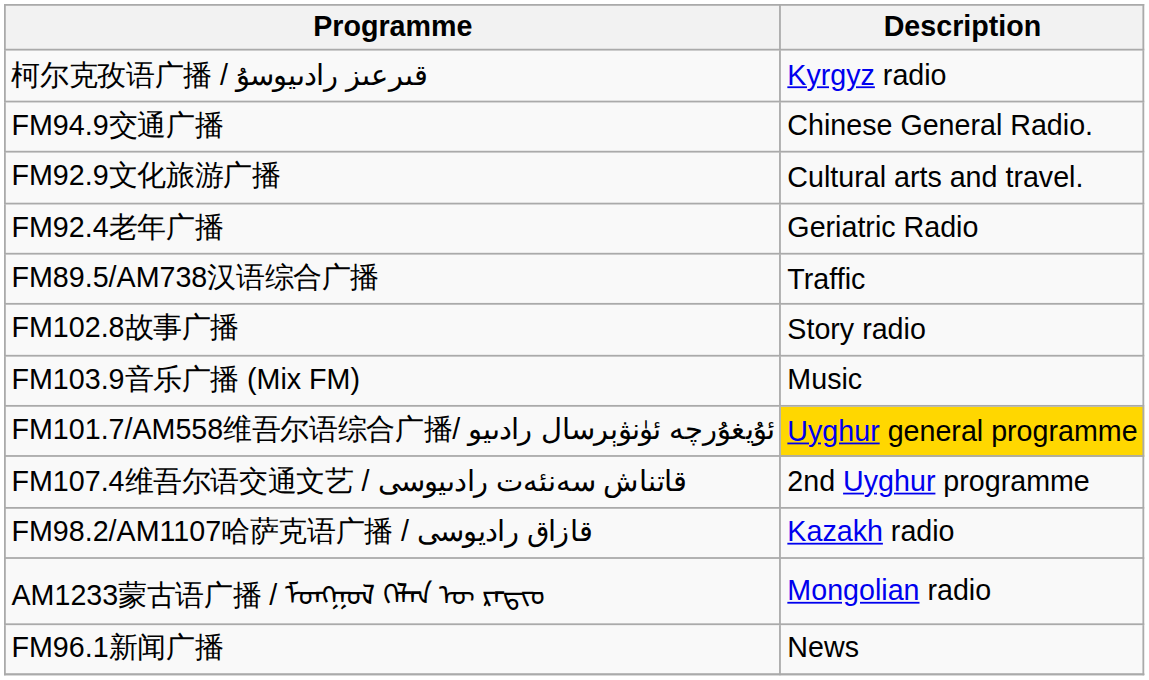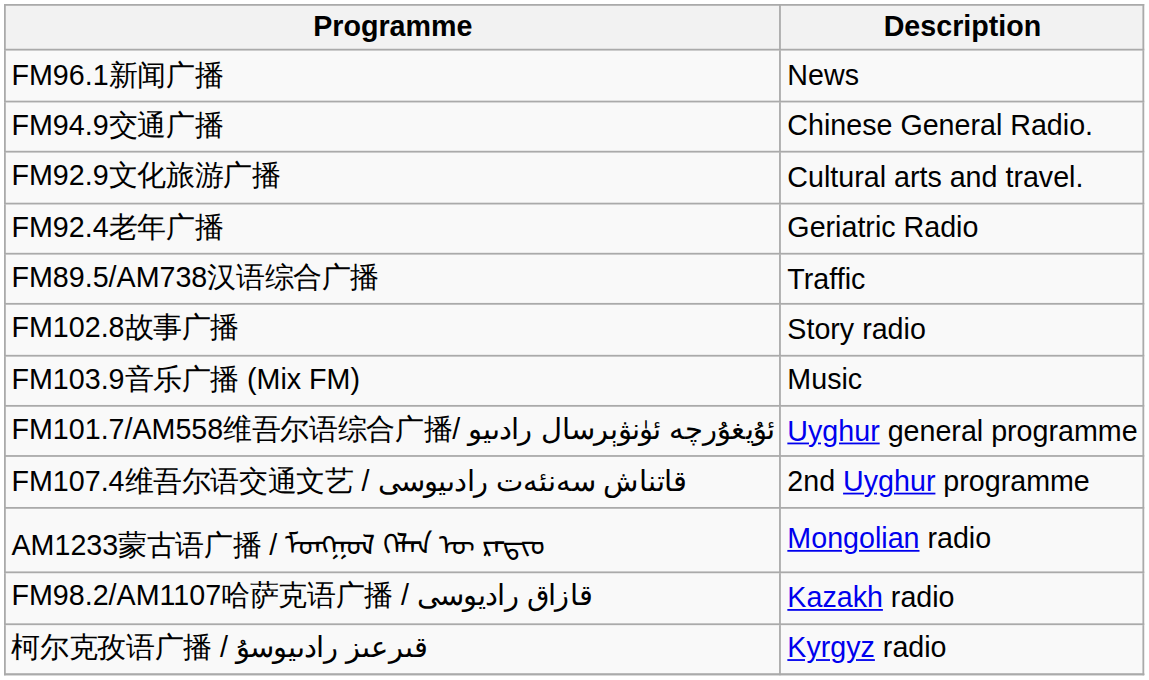rows swapped: (117, 647) <-> (220, 74)
(962, 430) gold background -> (962, 430) no background
rows swapped: (302, 531) <-> (278, 596)
